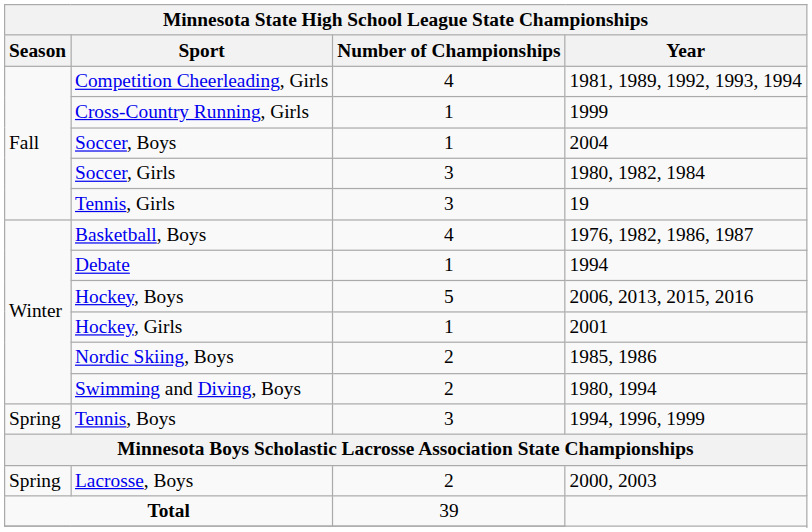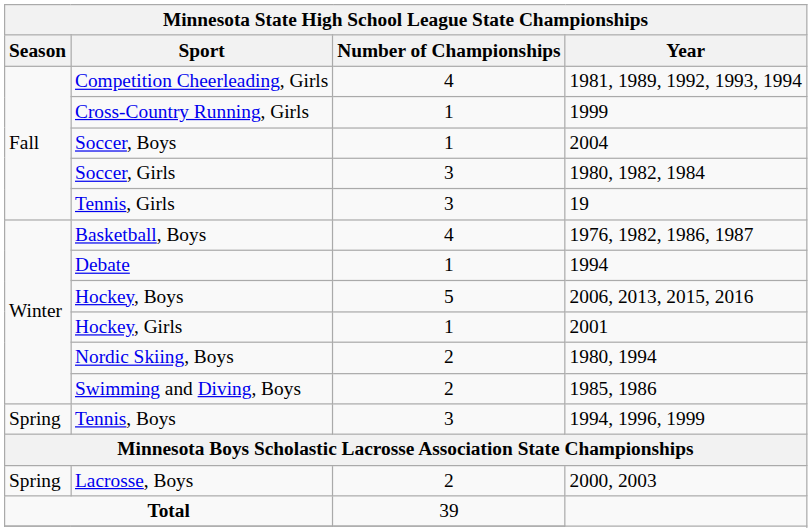(613, 357) 1985, 1986 -> (613, 357) 1980, 1994
(613, 388) 1980, 1994 -> (613, 388) 1985, 1986
